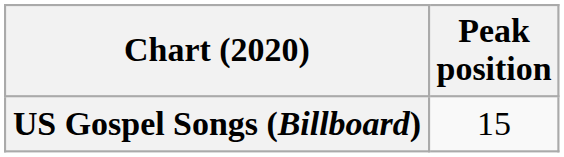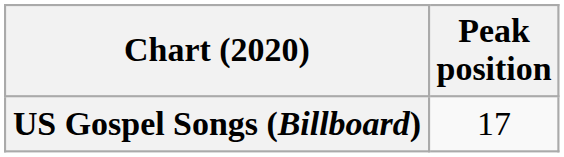(494, 123) 15 -> (494, 123) 17
